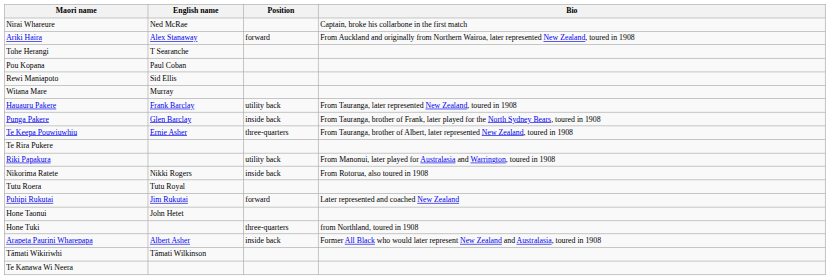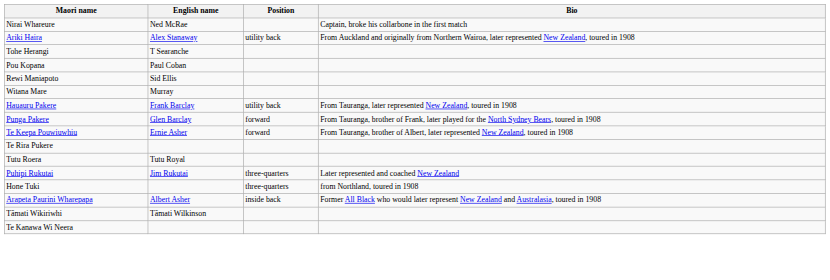(258, 38) forward -> (263, 38) utility back
(263, 119) inside back -> (258, 119) forward
(267, 132) three-quarters -> (258, 132) forward
- row: (28, 159)
- row: (32, 173)
(258, 200) forward -> (267, 173) three-quarters
- row: (26, 213)
